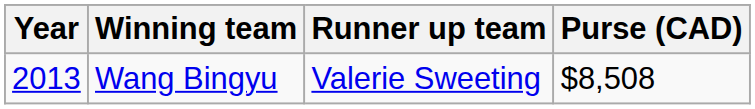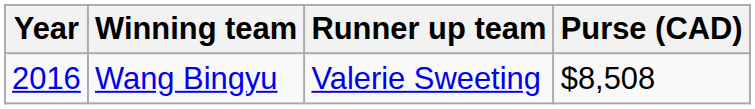(46, 77) 2013 -> (46, 77) 2016
